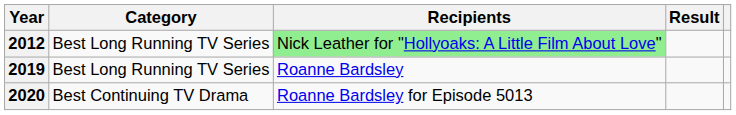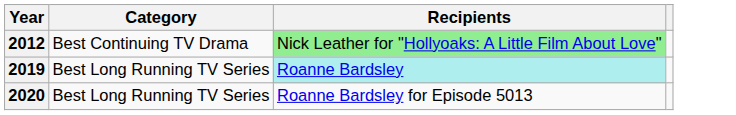- column: (694, 17)
(161, 43) Best Long Running TV Series -> (150, 43) Best Continuing TV Drama
(340, 69) no background -> (340, 69) paleturquoise background
(150, 95) Best Continuing TV Drama -> (161, 95) Best Long Running TV Series
